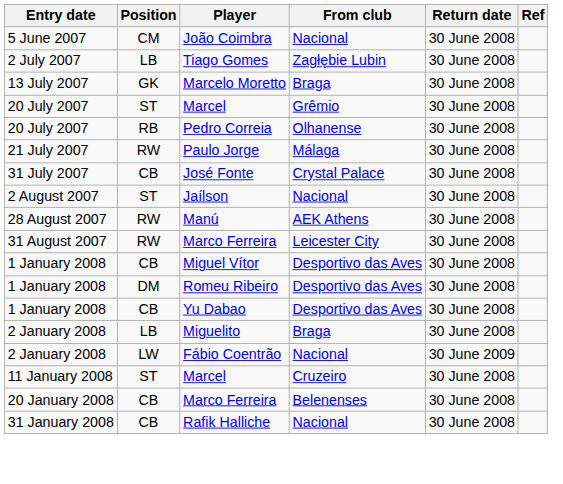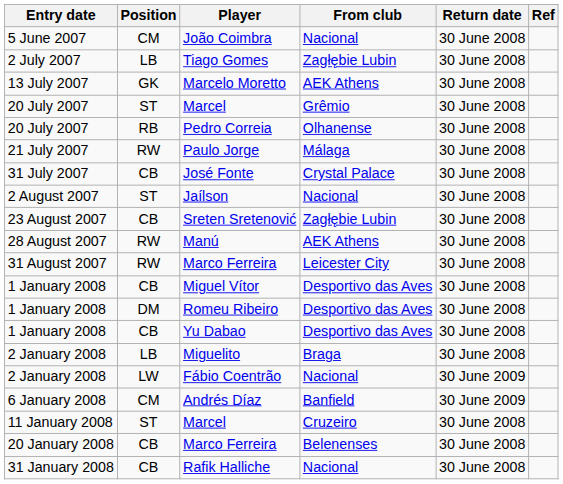(312, 83) Braga -> (341, 83) AEK Athens
+ row: (57, 219)
+ row: (57, 399)
